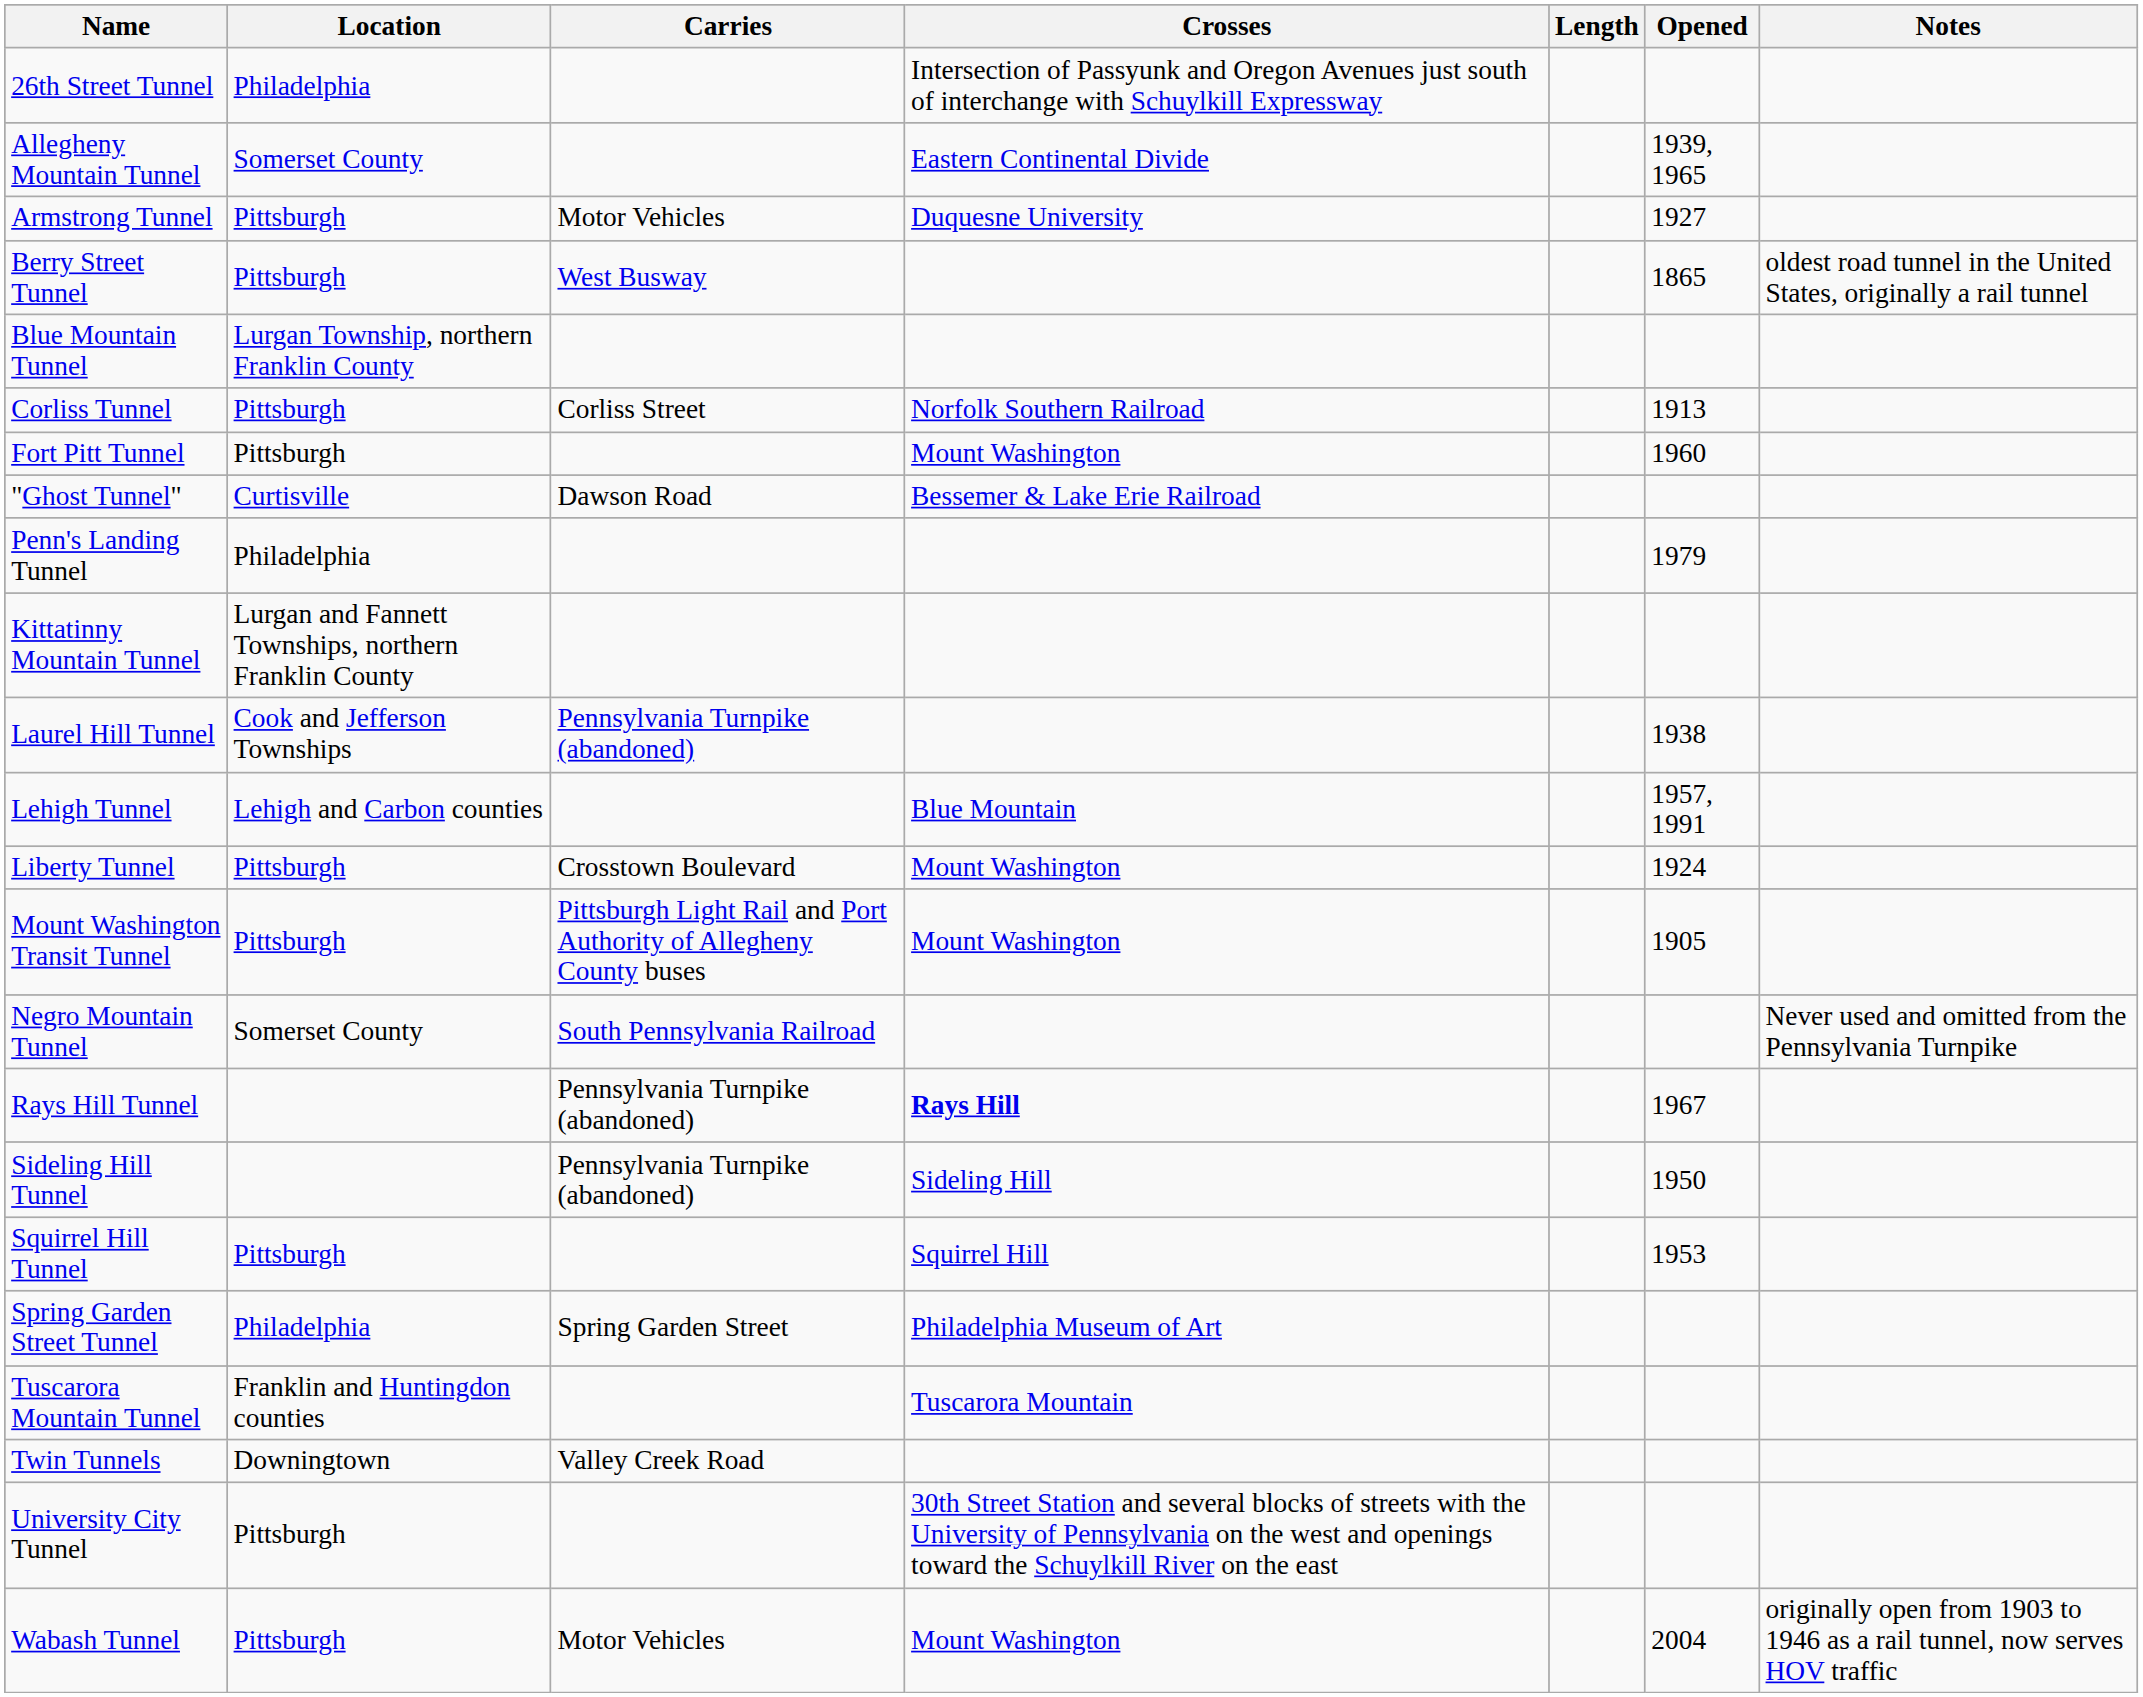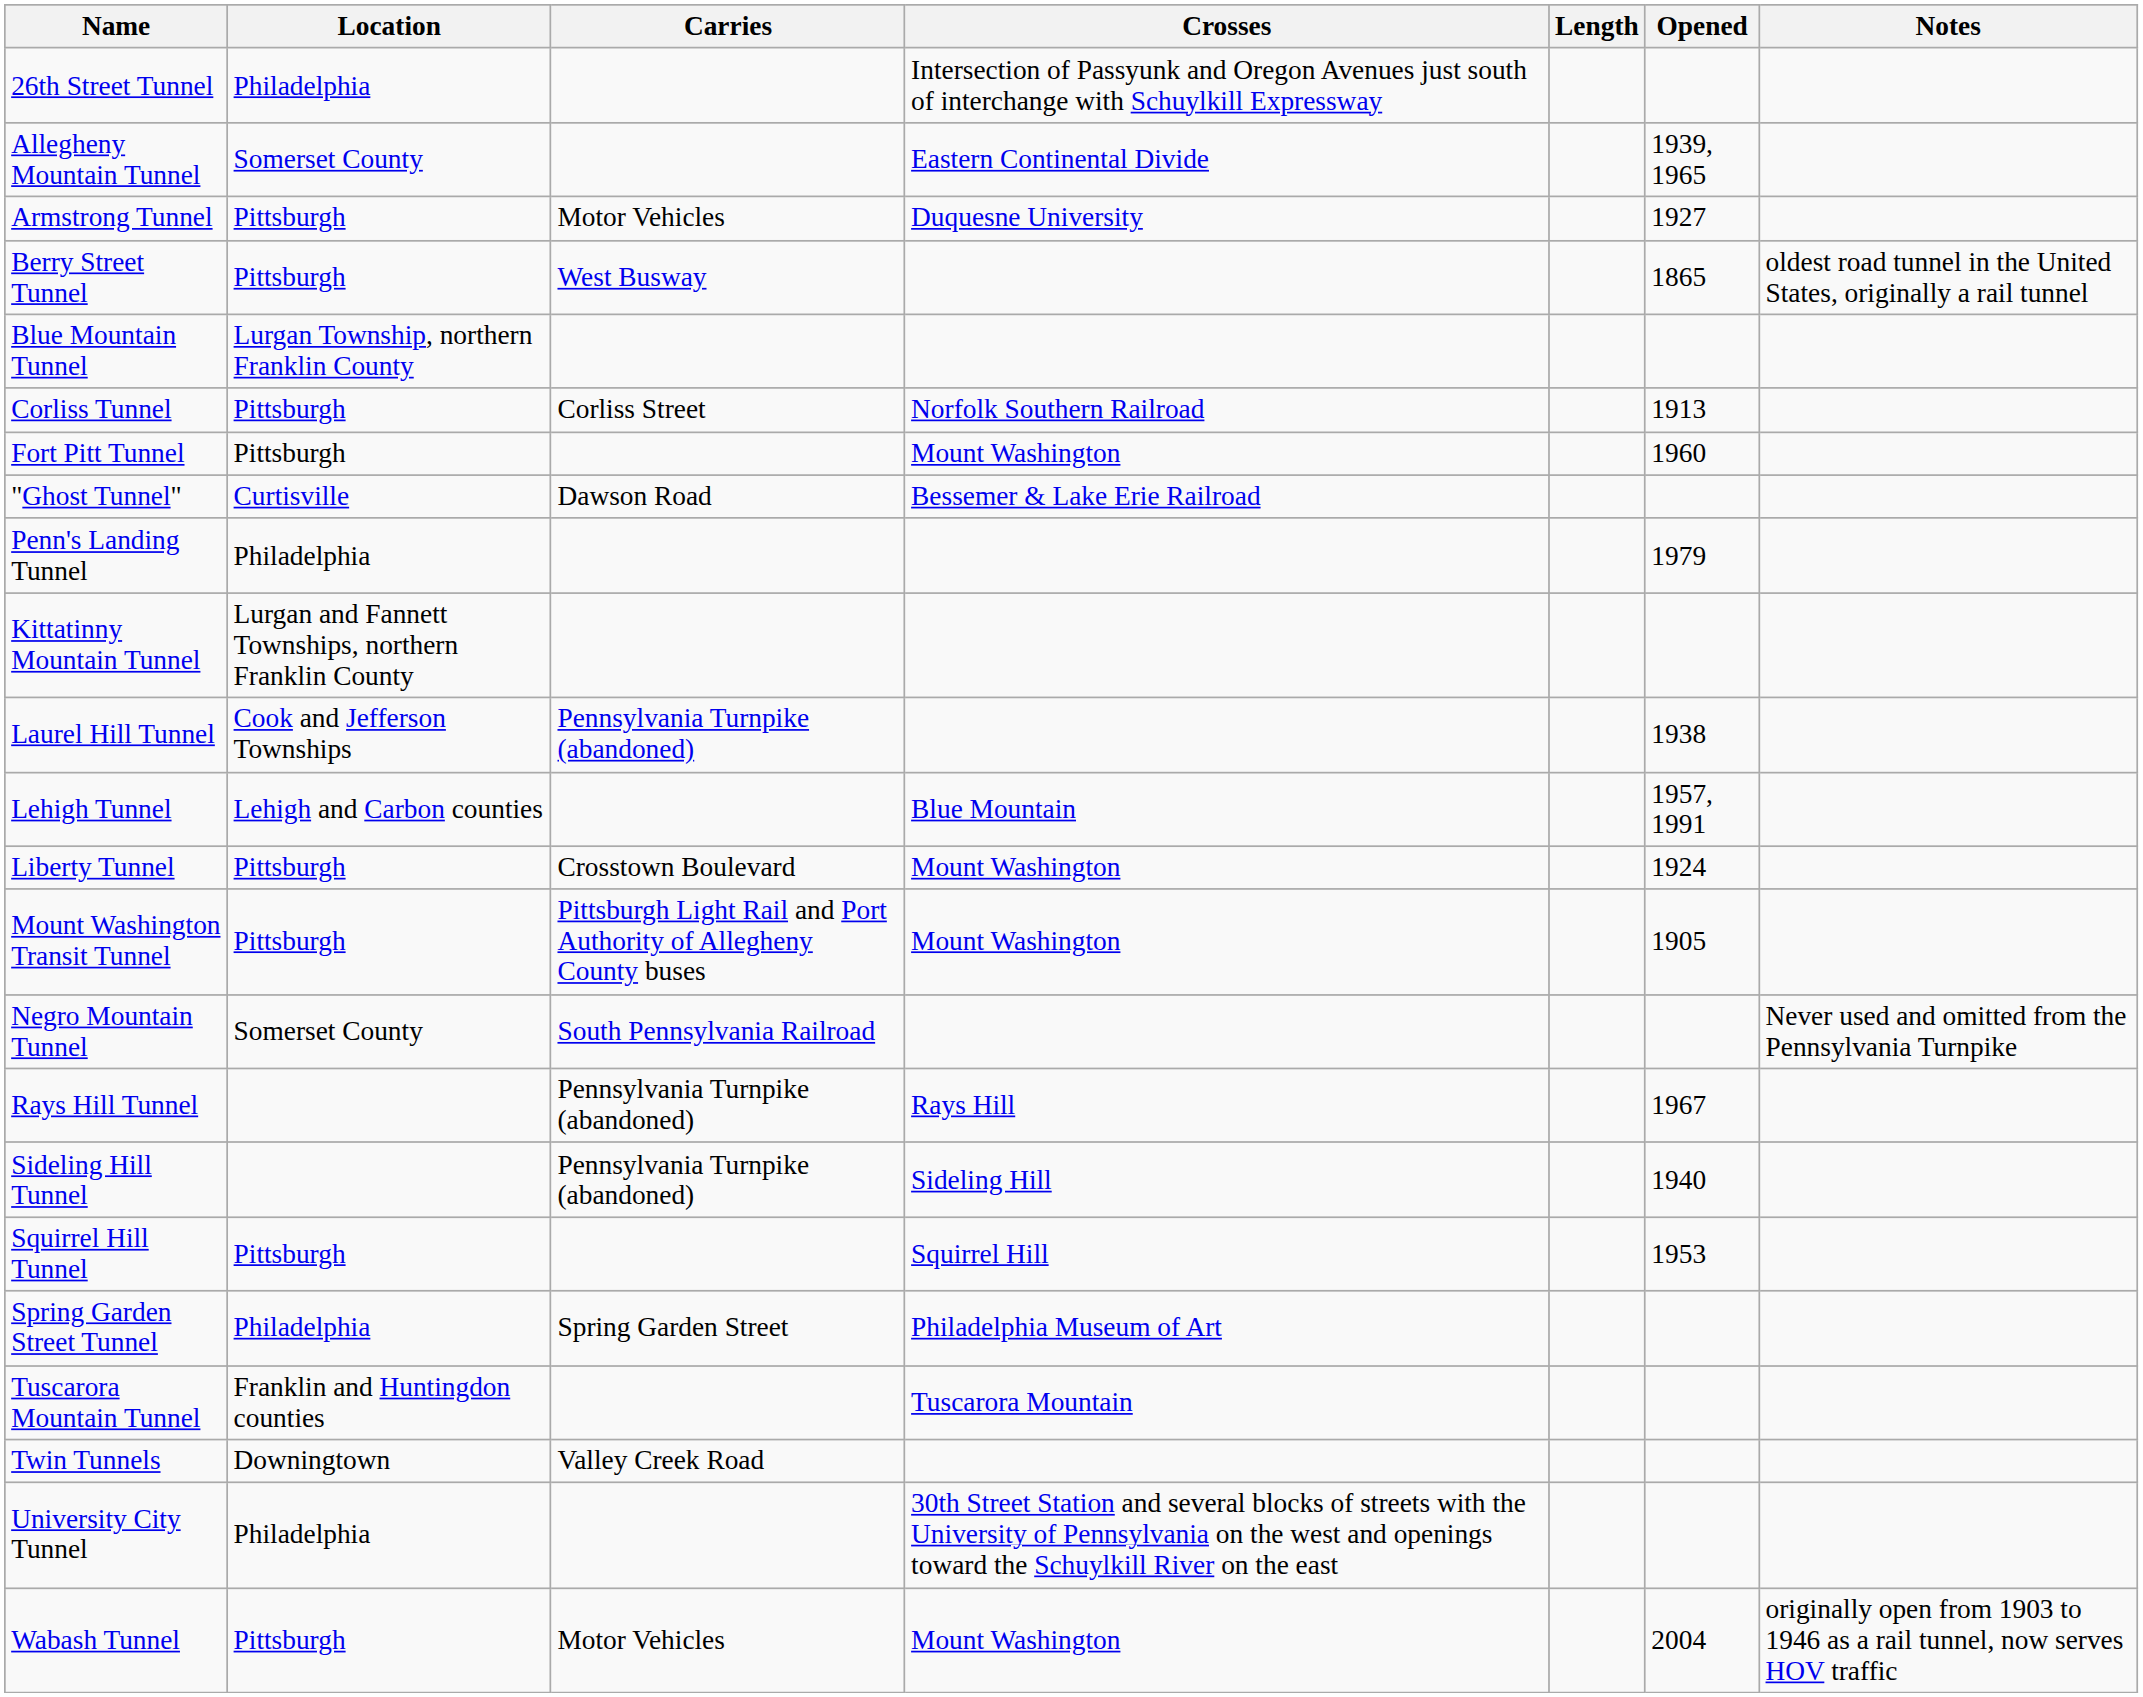(965, 1105) bold -> (963, 1105) normal
(1679, 1179) 1950 -> (1679, 1179) 1940
(290, 1534) Pittsburgh -> (302, 1534) Philadelphia
